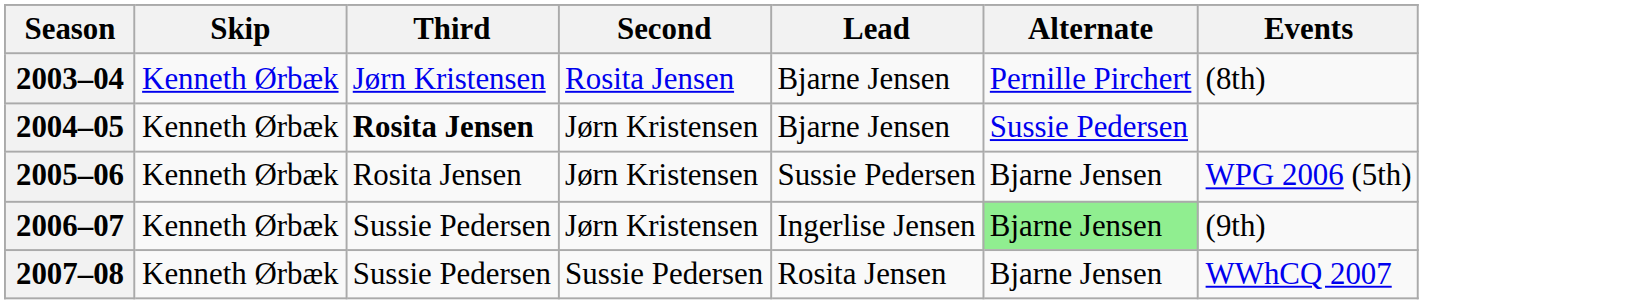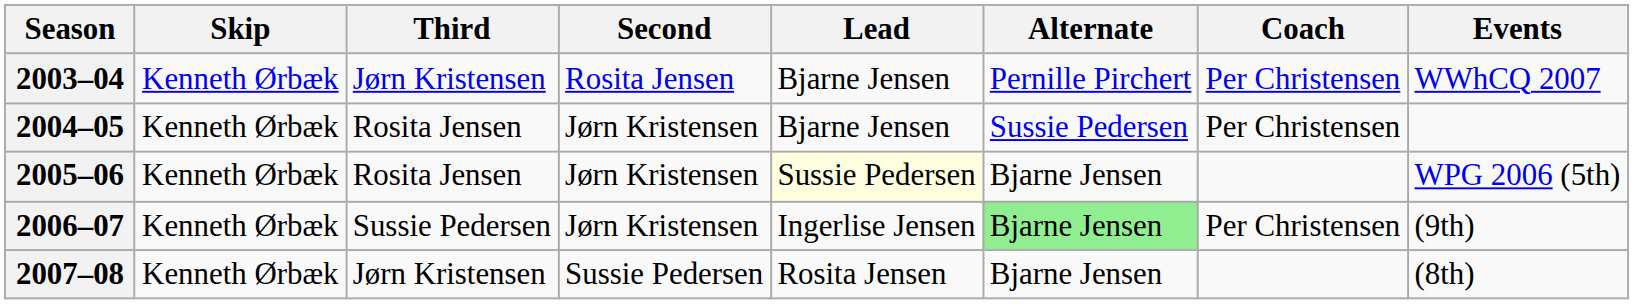+ column: (1303, 28)
(1236, 77) (8th) -> (1508, 77) WWhCQ 2007
(443, 126) bold -> (437, 126) normal
(877, 175) no background -> (877, 175) lightyellow background
(452, 273) Sussie Pedersen -> (449, 273) Jørn Kristensen
(1299, 273) WWhCQ 2007 -> (1445, 273) (8th)
